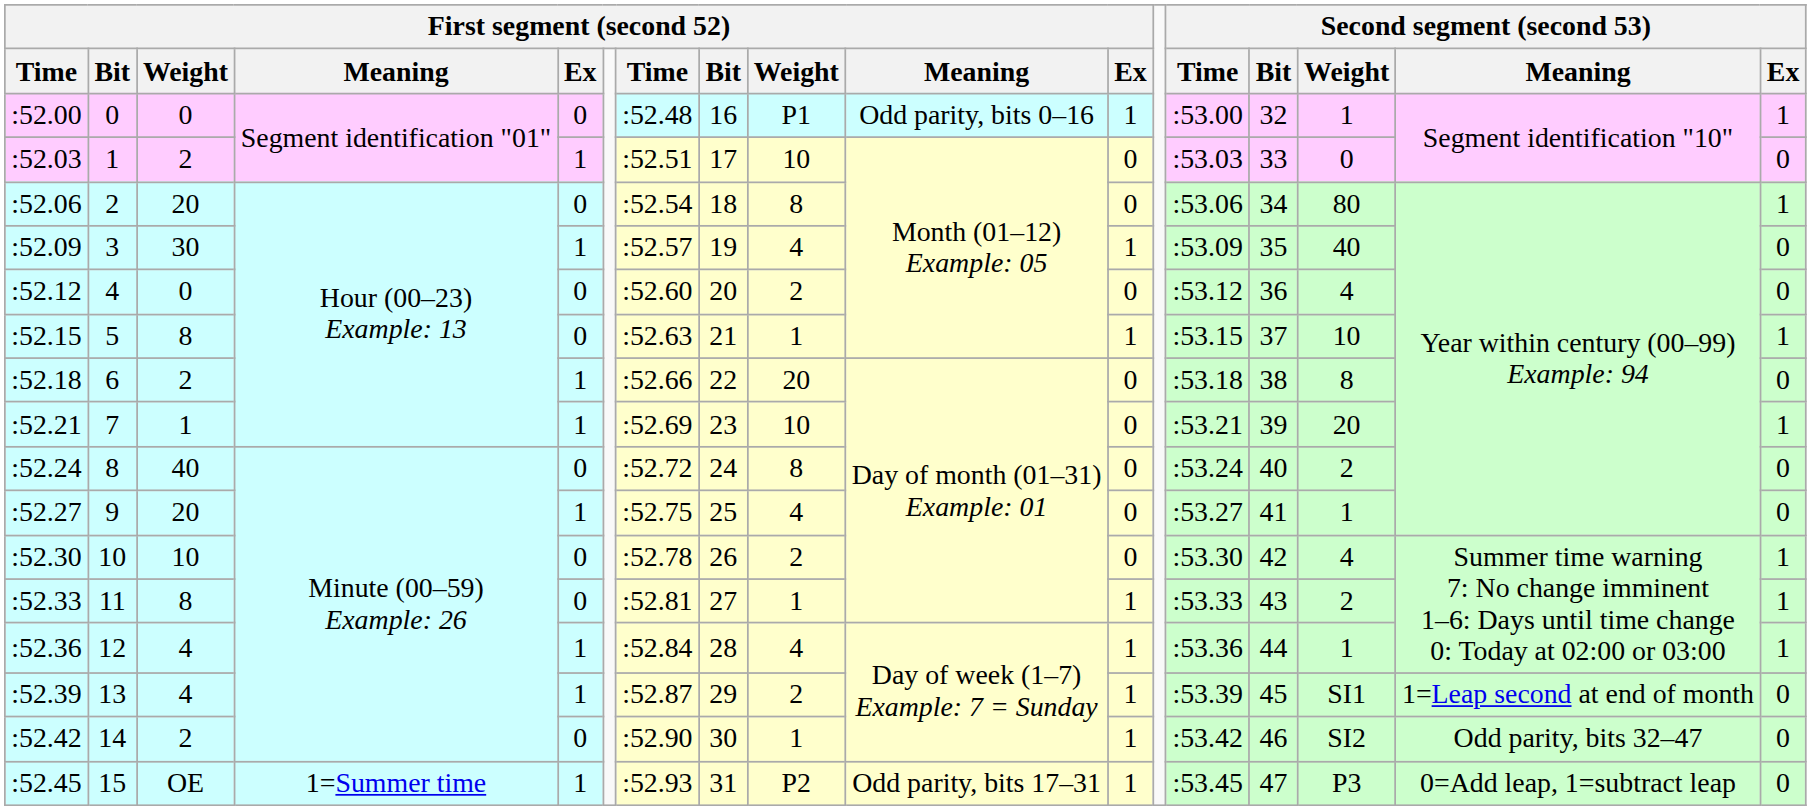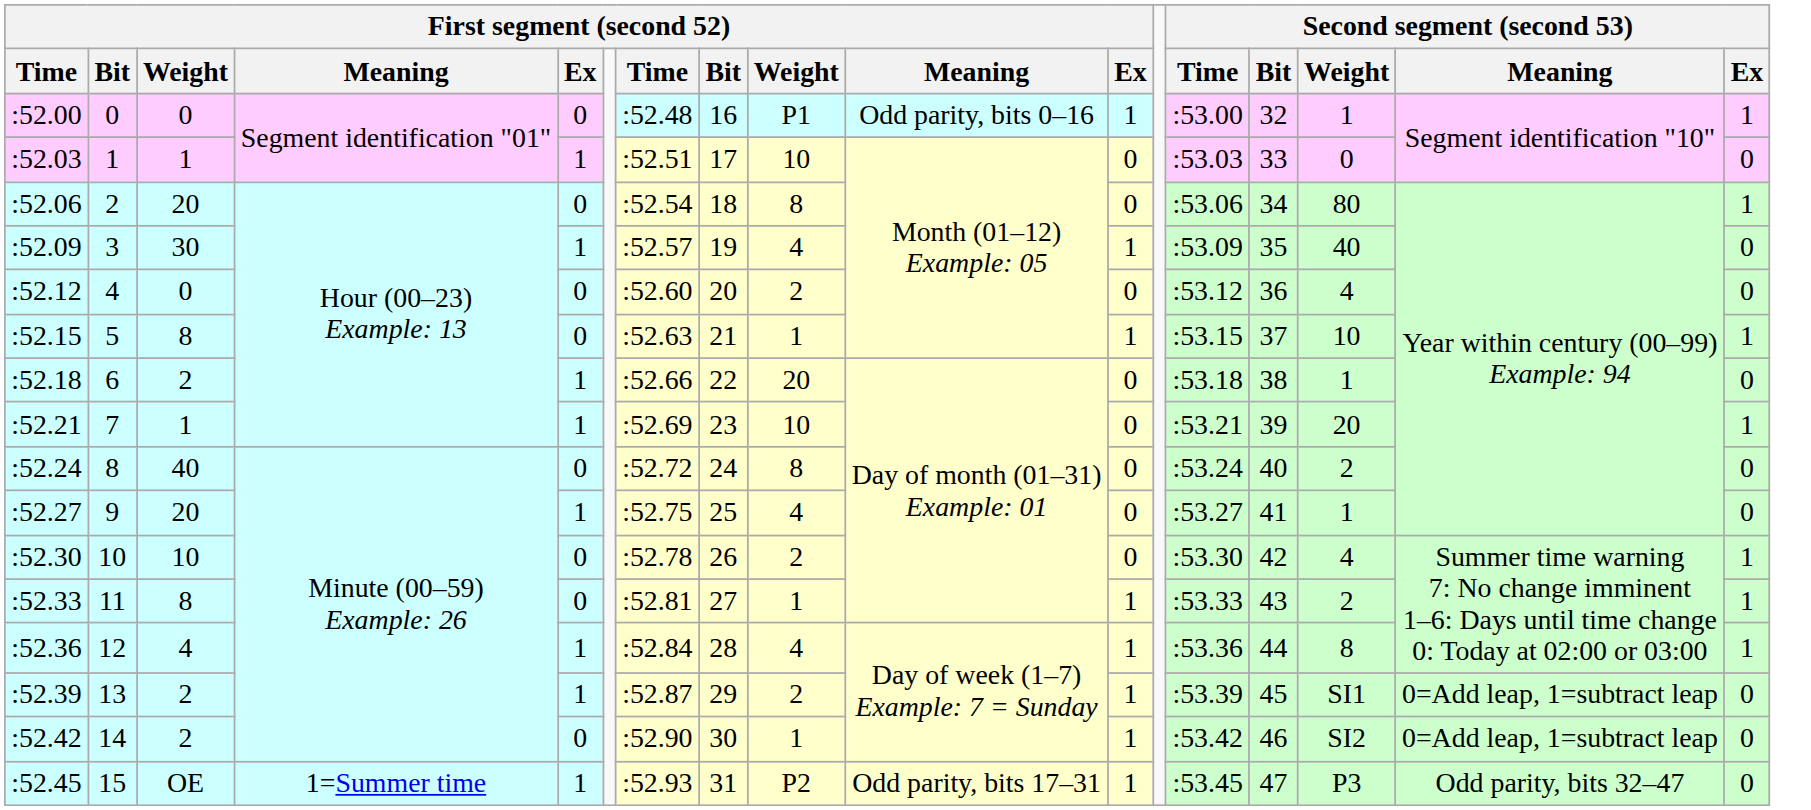(185, 159) 2 -> (185, 159) 1
(1347, 379) 8 -> (1347, 379) 1
(1347, 647) 1 -> (1347, 647) 8
(185, 694) 4 -> (185, 694) 2
(1578, 694) 1=Leap second at end of month -> (1560, 694) 0=Add leap, 1=subtract leap
(1578, 738) Odd parity, bits 32–47 -> (1560, 738) 0=Add leap, 1=subtract leap
(1578, 782) 0=Add leap, 1=subtract leap -> (1560, 782) Odd parity, bits 32–47
